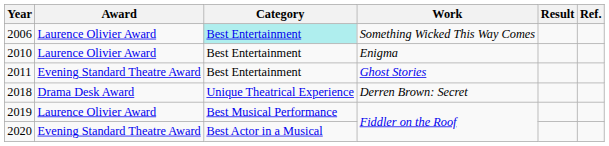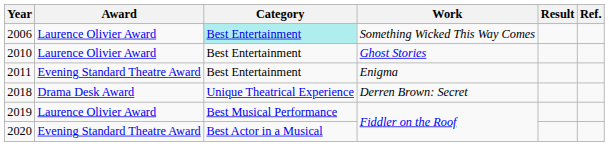(379, 53) Enigma -> (393, 53) Ghost Stories
(393, 72) Ghost Stories -> (379, 72) Enigma
